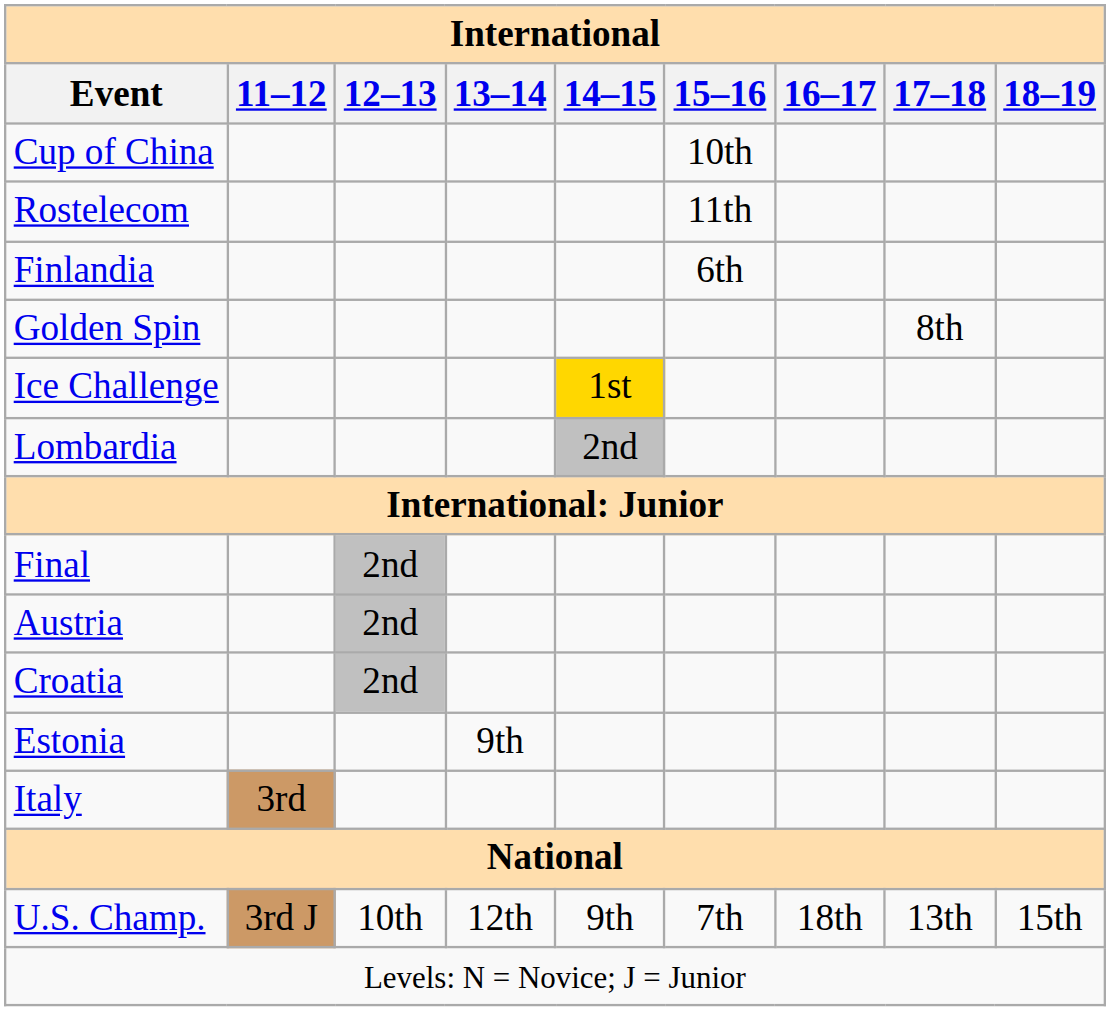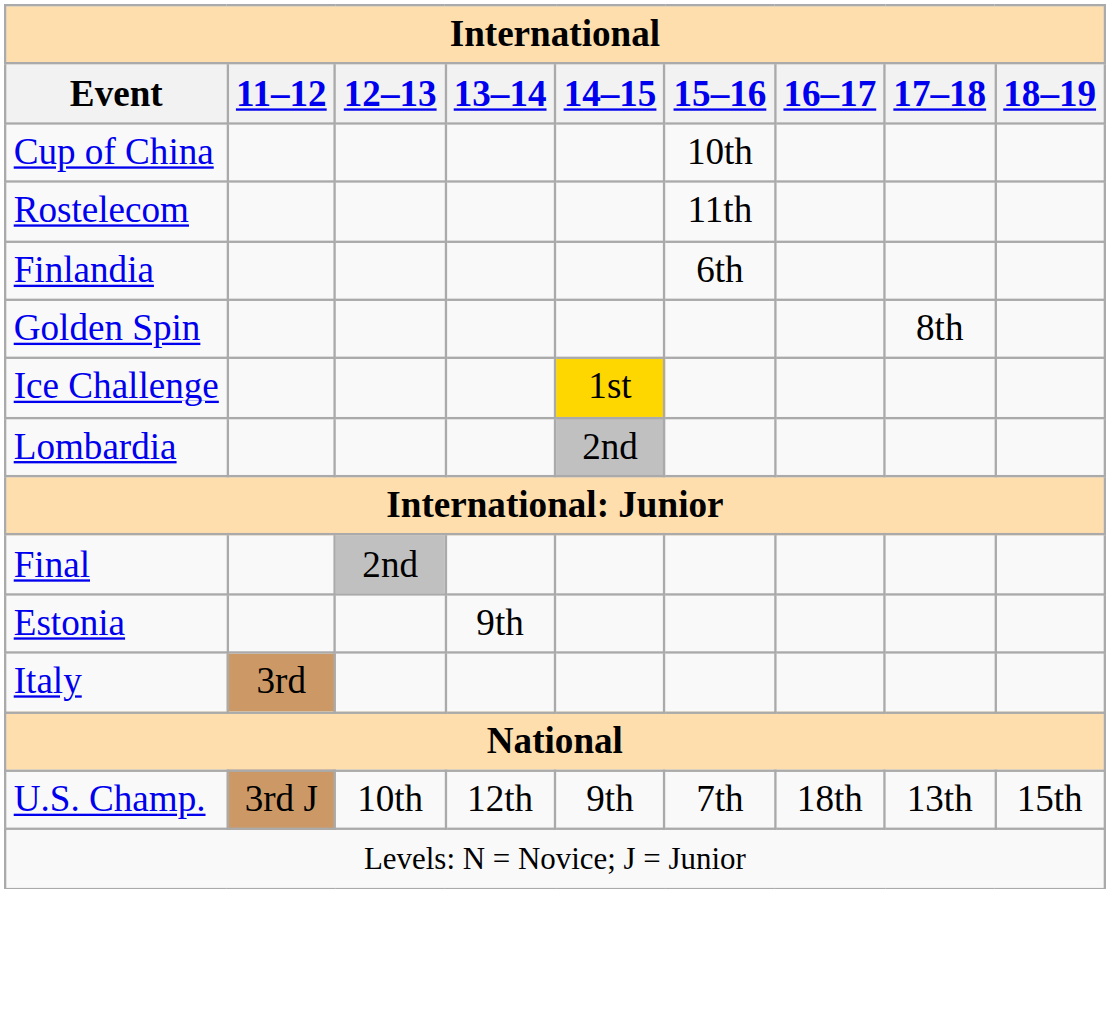- row: (68, 622)
- row: (68, 681)
